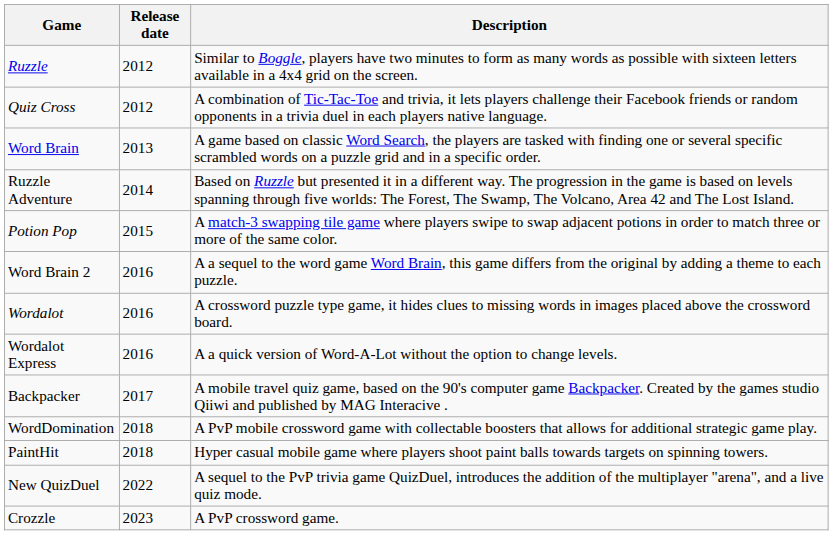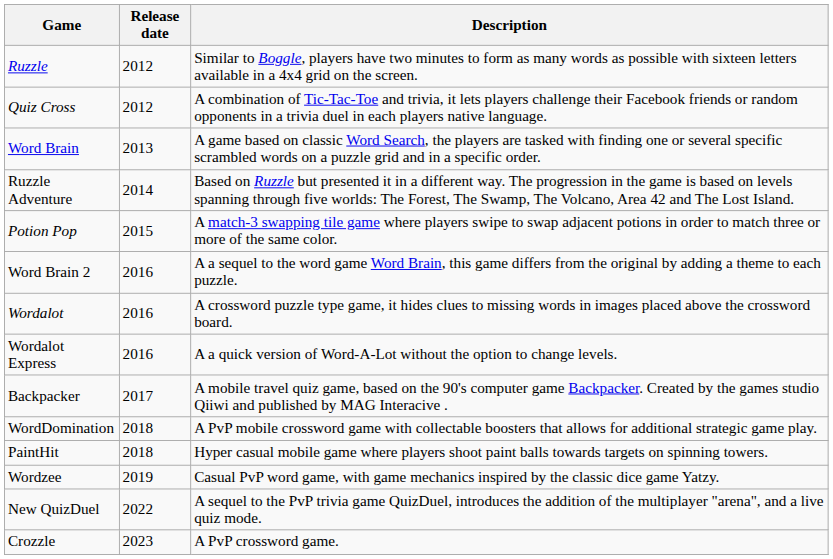+ row: (35, 476)
